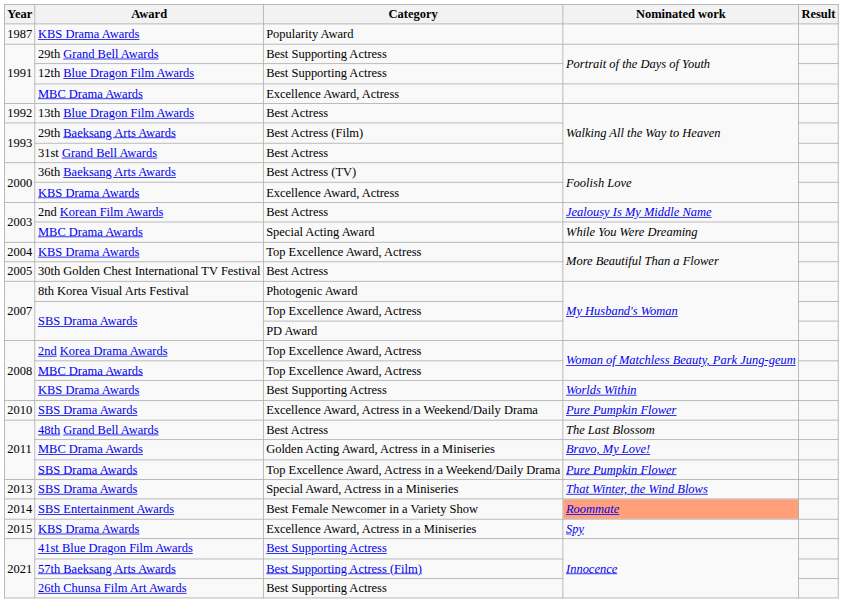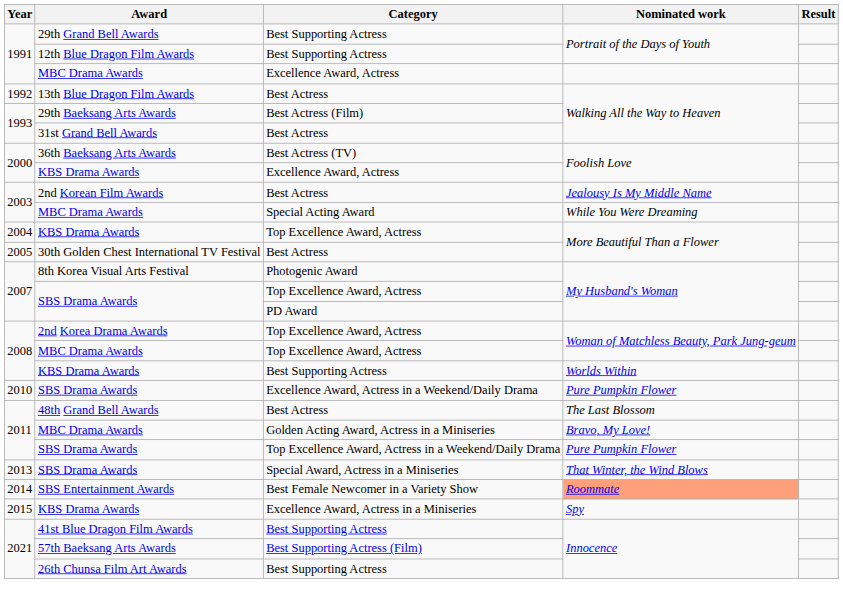- row: (89, 34)
